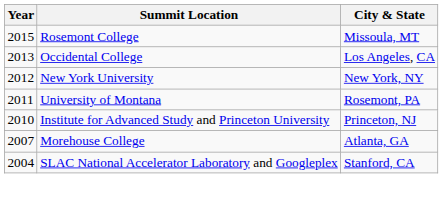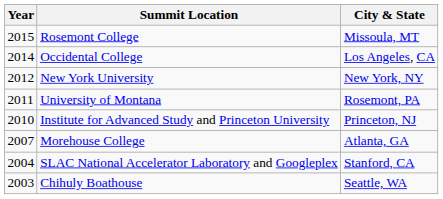(21, 57) 2013 -> (21, 57) 2014
+ row: (91, 183)
